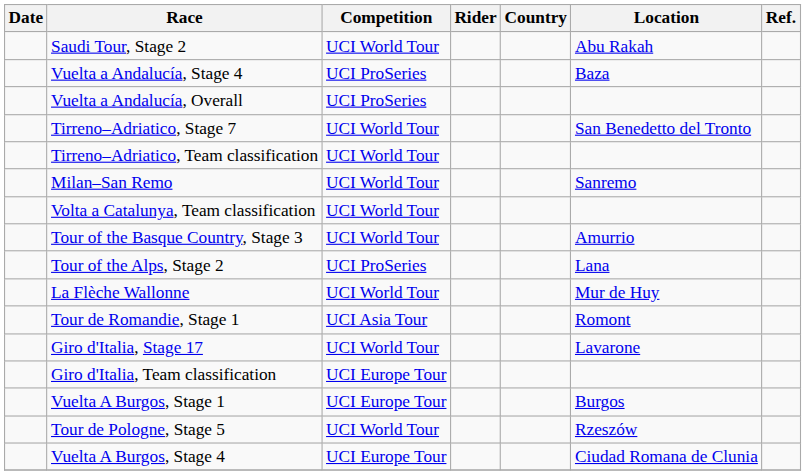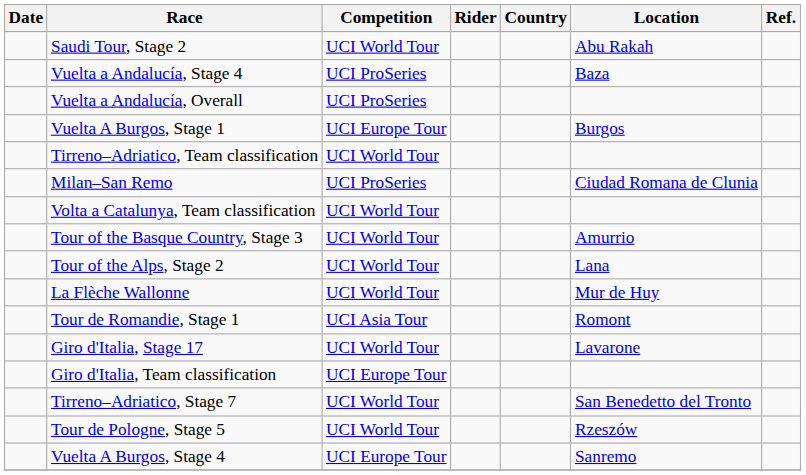rows swapped: (144, 127) <-> (138, 401)
(383, 182) UCI World Tour -> (376, 182) UCI ProSeries
(606, 182) Sanremo -> (666, 182) Ciudad Romana de Clunia
(376, 264) UCI ProSeries -> (383, 264) UCI World Tour
(666, 456) Ciudad Romana de Clunia -> (606, 456) Sanremo
